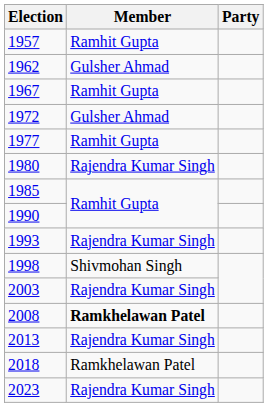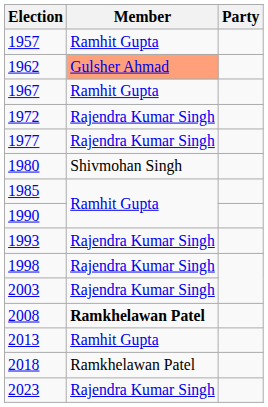(120, 66) no background -> (120, 66) lightsalmon background
(120, 116) Gulsher Ahmad -> (143, 116) Rajendra Kumar Singh
(114, 141) Ramhit Gupta -> (143, 141) Rajendra Kumar Singh
(143, 166) Rajendra Kumar Singh -> (126, 166) Shivmohan Singh
(126, 265) Shivmohan Singh -> (143, 265) Rajendra Kumar Singh
(143, 340) Rajendra Kumar Singh -> (114, 340) Ramhit Gupta
